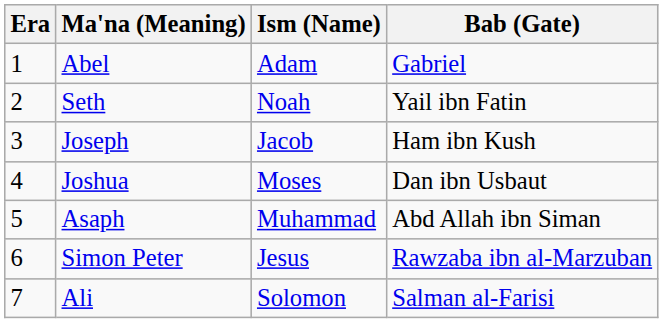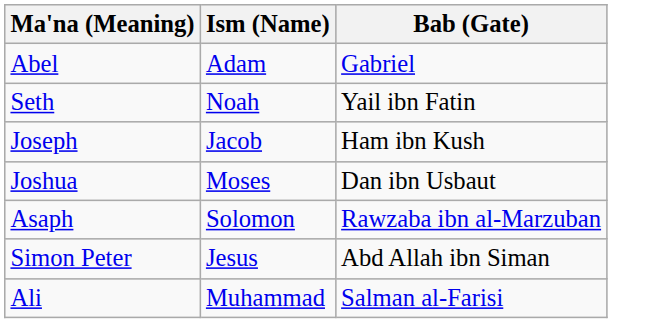- column: (30, 24)
(317, 219) Muhammad -> (250, 219) Solomon
(497, 219) Abd Allah ibn Siman -> (471, 219) Rawzaba ibn al-Marzuban
(522, 258) Rawzaba ibn al-Marzuban -> (445, 258) Abd Allah ibn Siman
(301, 297) Solomon -> (265, 297) Muhammad
